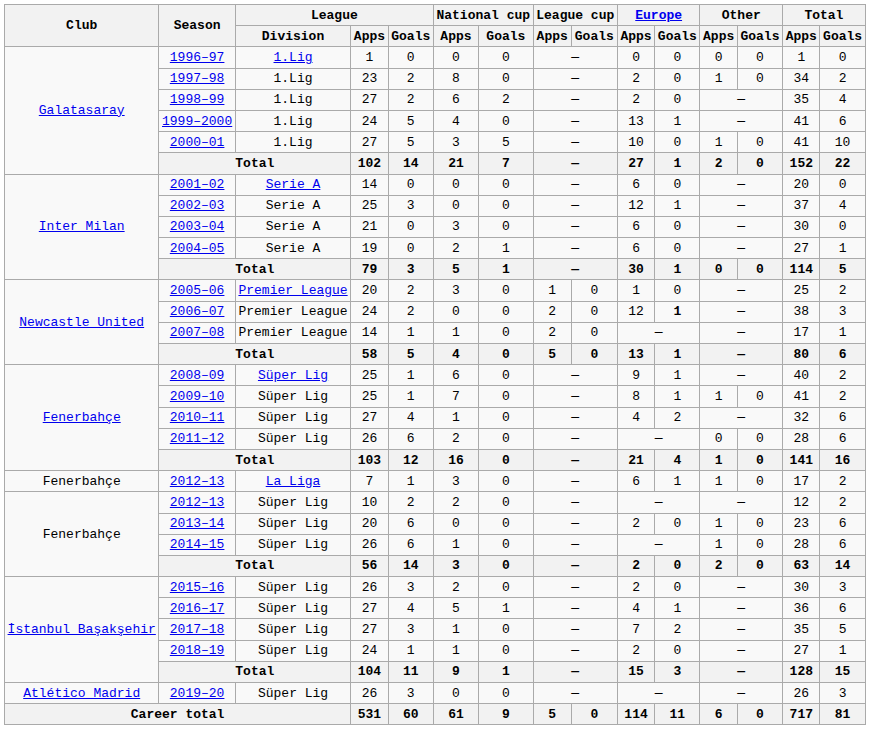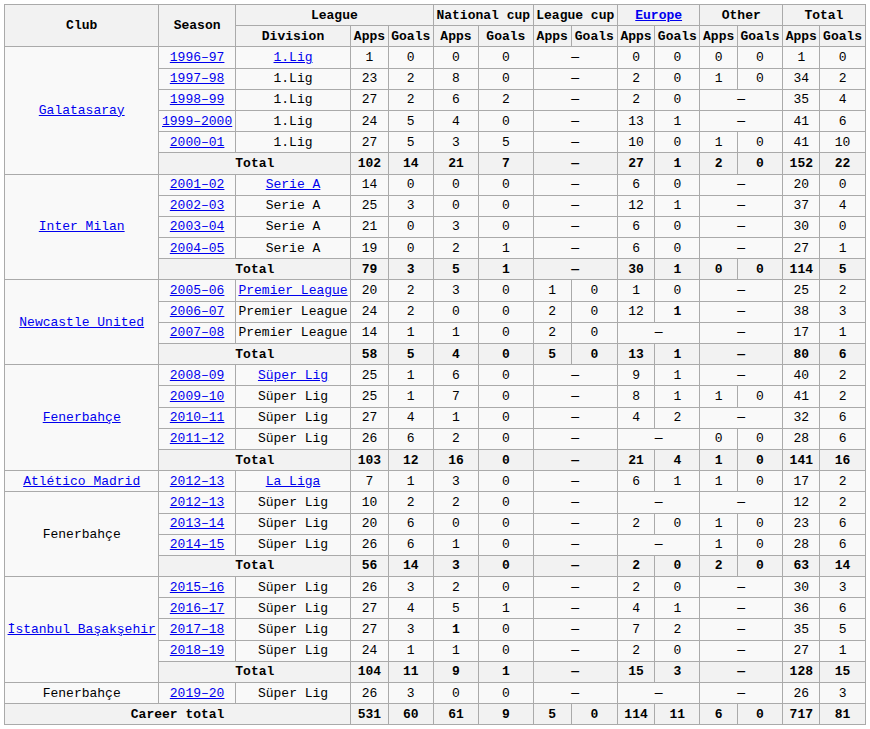(82, 481) Fenerbahçe -> (82, 481) Atlético Madrid
(456, 630) normal -> (456, 630) bold
(82, 693) Atlético Madrid -> (82, 693) Fenerbahçe
